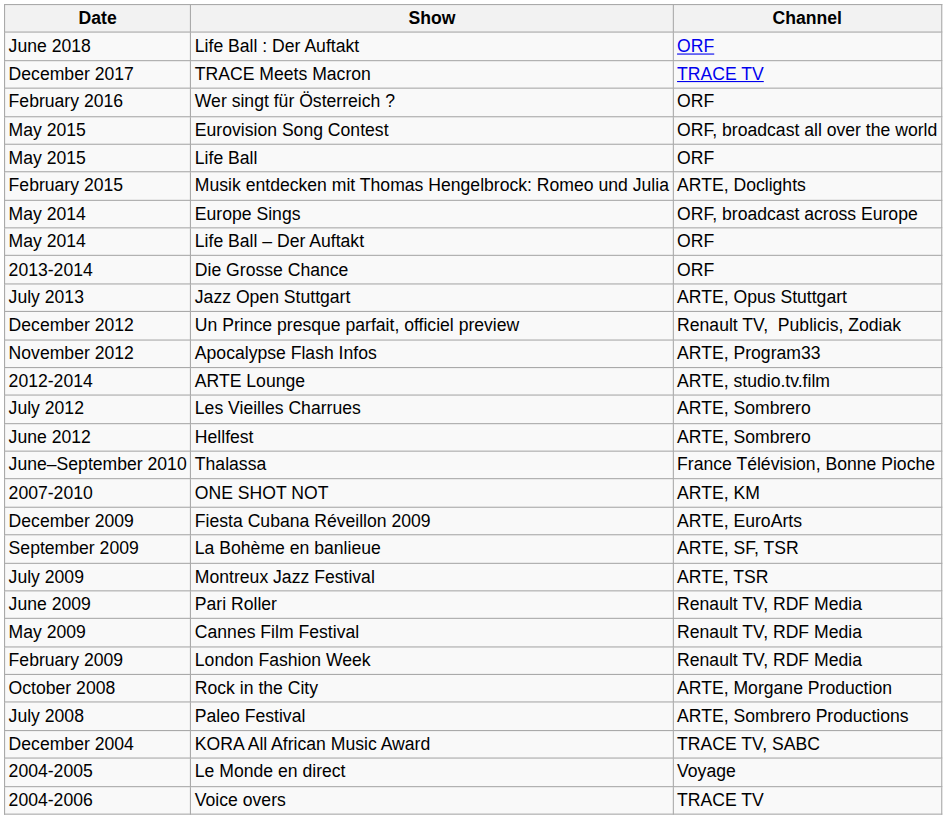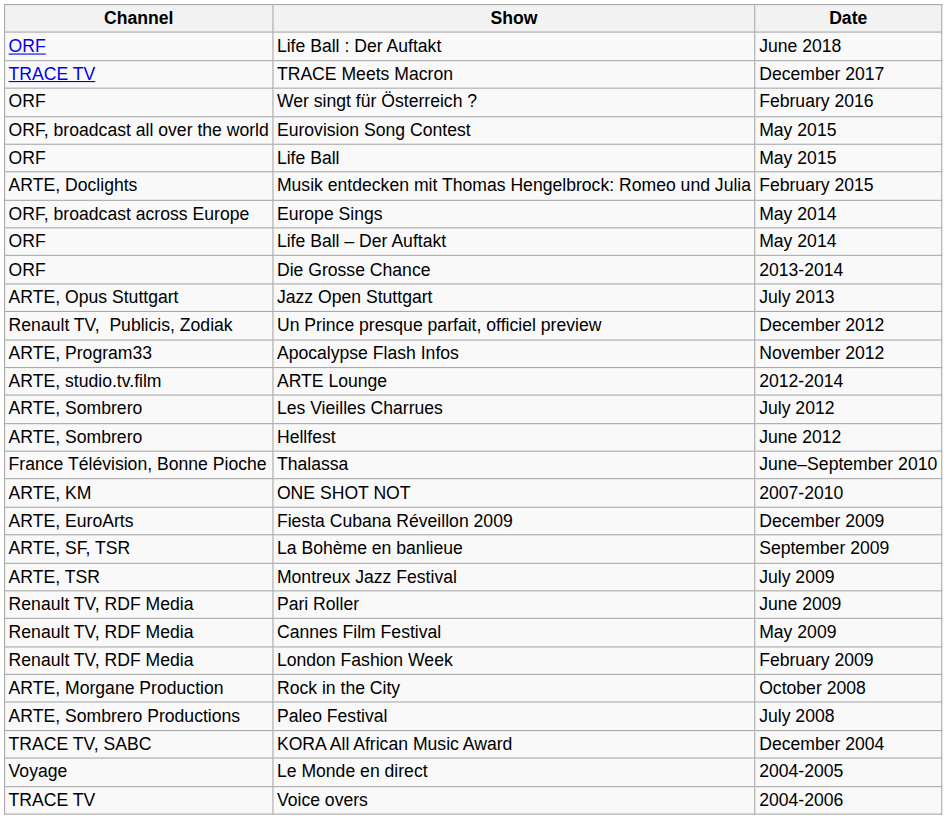columns swapped: (98, 18) <-> (807, 18)
